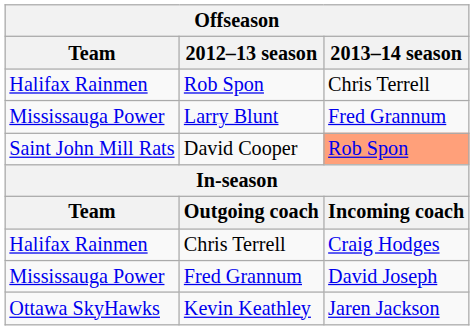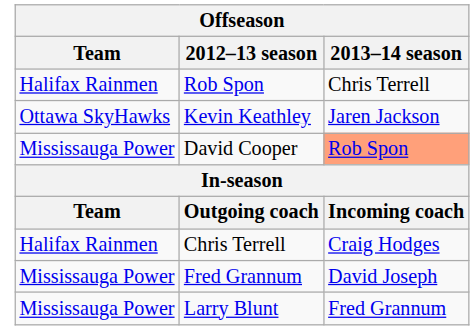rows swapped: (231, 116) <-> (247, 308)
(92, 148) Saint John Mill Rats -> (97, 148) Mississauga Power
